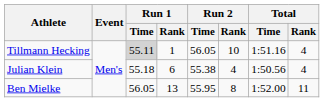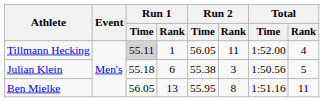(233, 50) 10 -> (233, 50) 11
(268, 50) 1:51.16 -> (268, 50) 1:52.00
(233, 69) 4 -> (233, 69) 3
(303, 69) 4 -> (303, 69) 5
(268, 88) 1:52.00 -> (268, 88) 1:51.16
